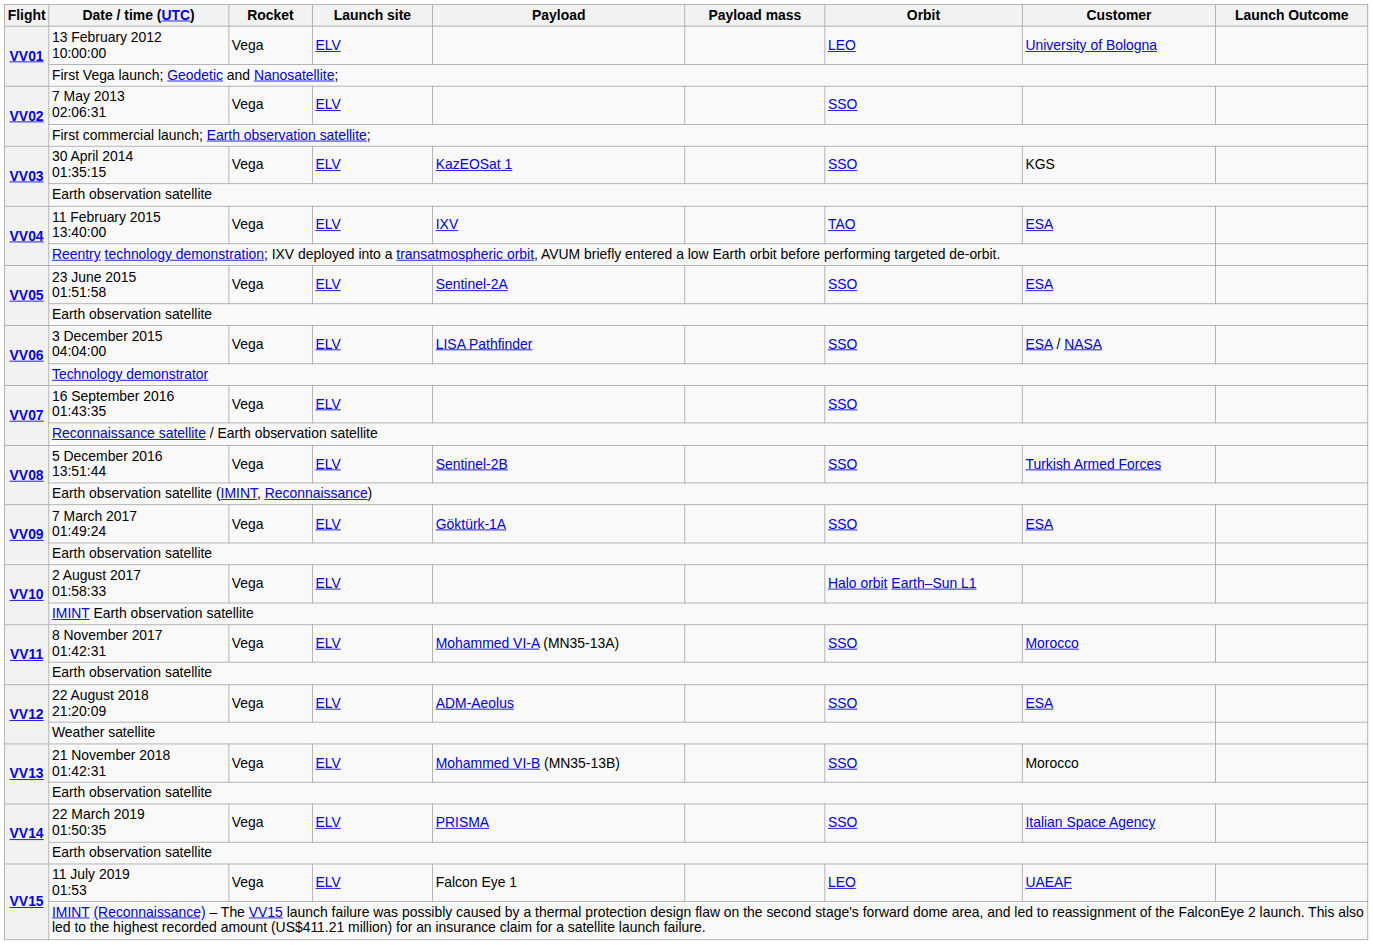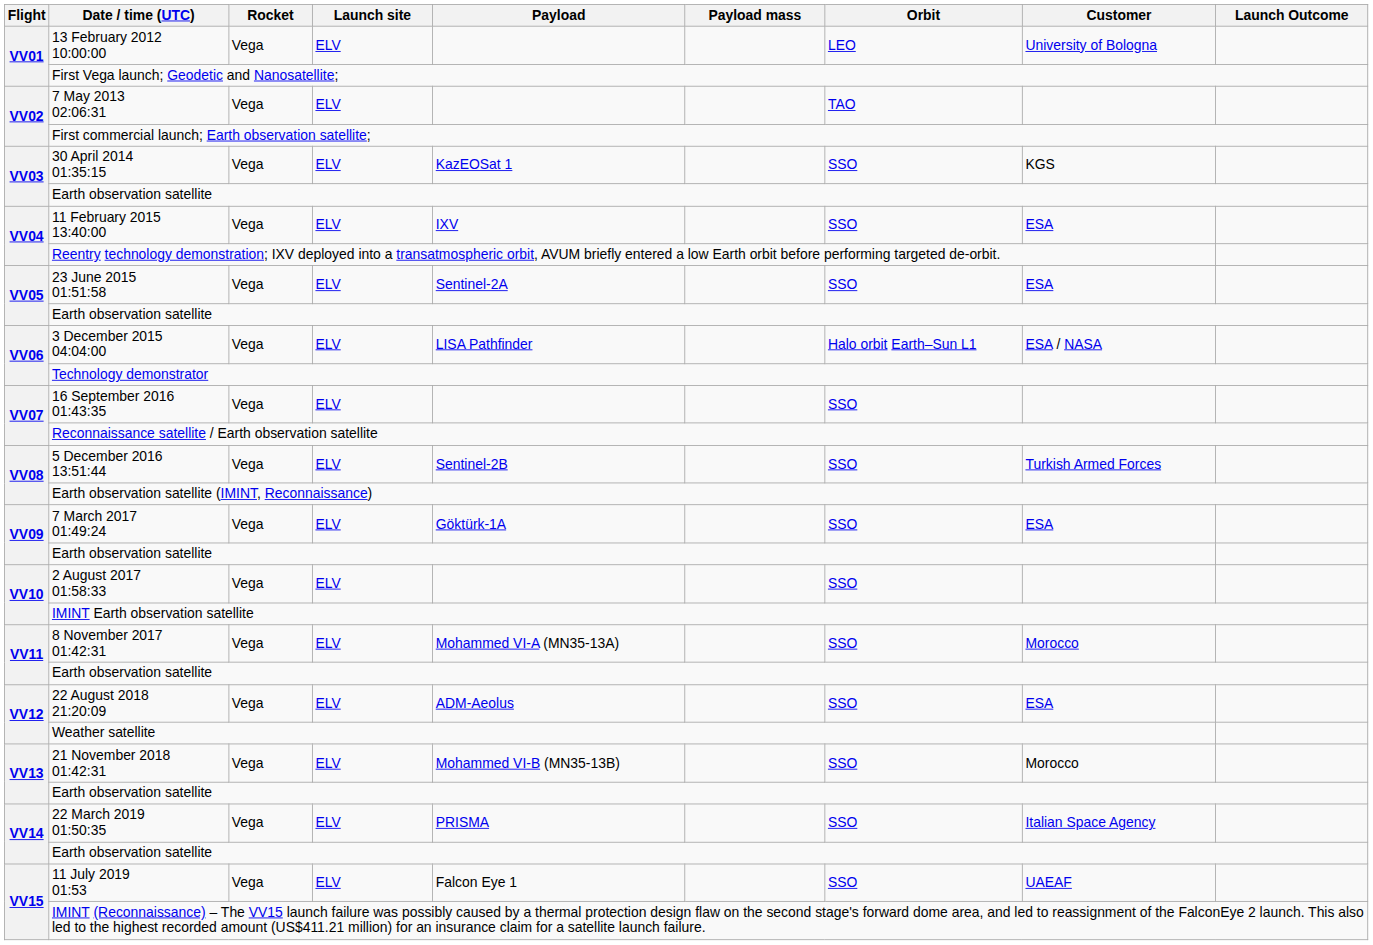(843, 105) SSO -> (842, 105) TAO
(842, 224) TAO -> (843, 224) SSO
(843, 344) SSO -> (902, 344) Halo orbit Earth–Sun L1
(902, 583) Halo orbit Earth–Sun L1 -> (843, 583) SSO
(842, 882) LEO -> (843, 882) SSO
